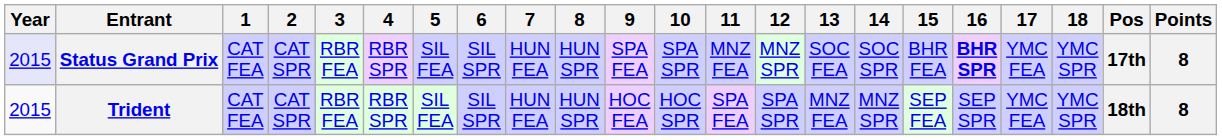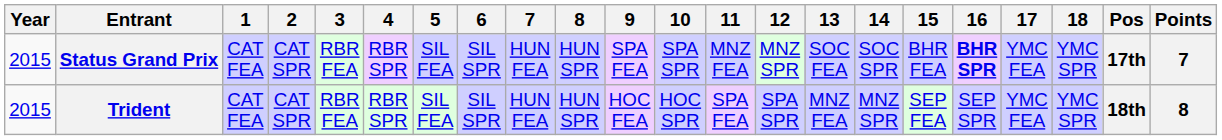(30, 59) lavender background -> (30, 59) no background
(1183, 59) 8 -> (1183, 59) 7
